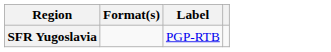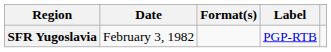+ column: (149, 15)
